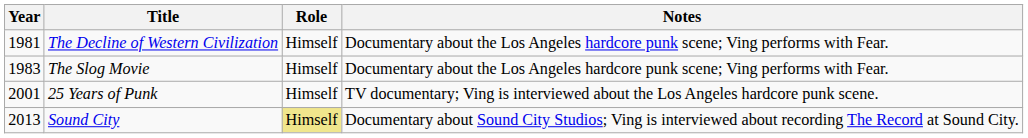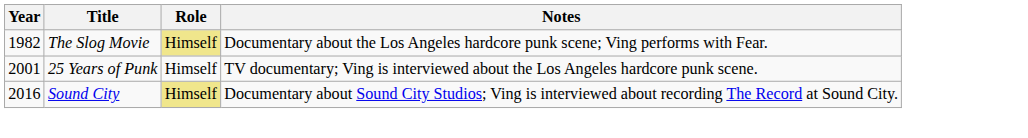- row: (163, 42)
(24, 68) 1983 -> (24, 42) 1982
(312, 68) no background -> (191, 42) khaki background
(24, 119) 2013 -> (24, 94) 2016
